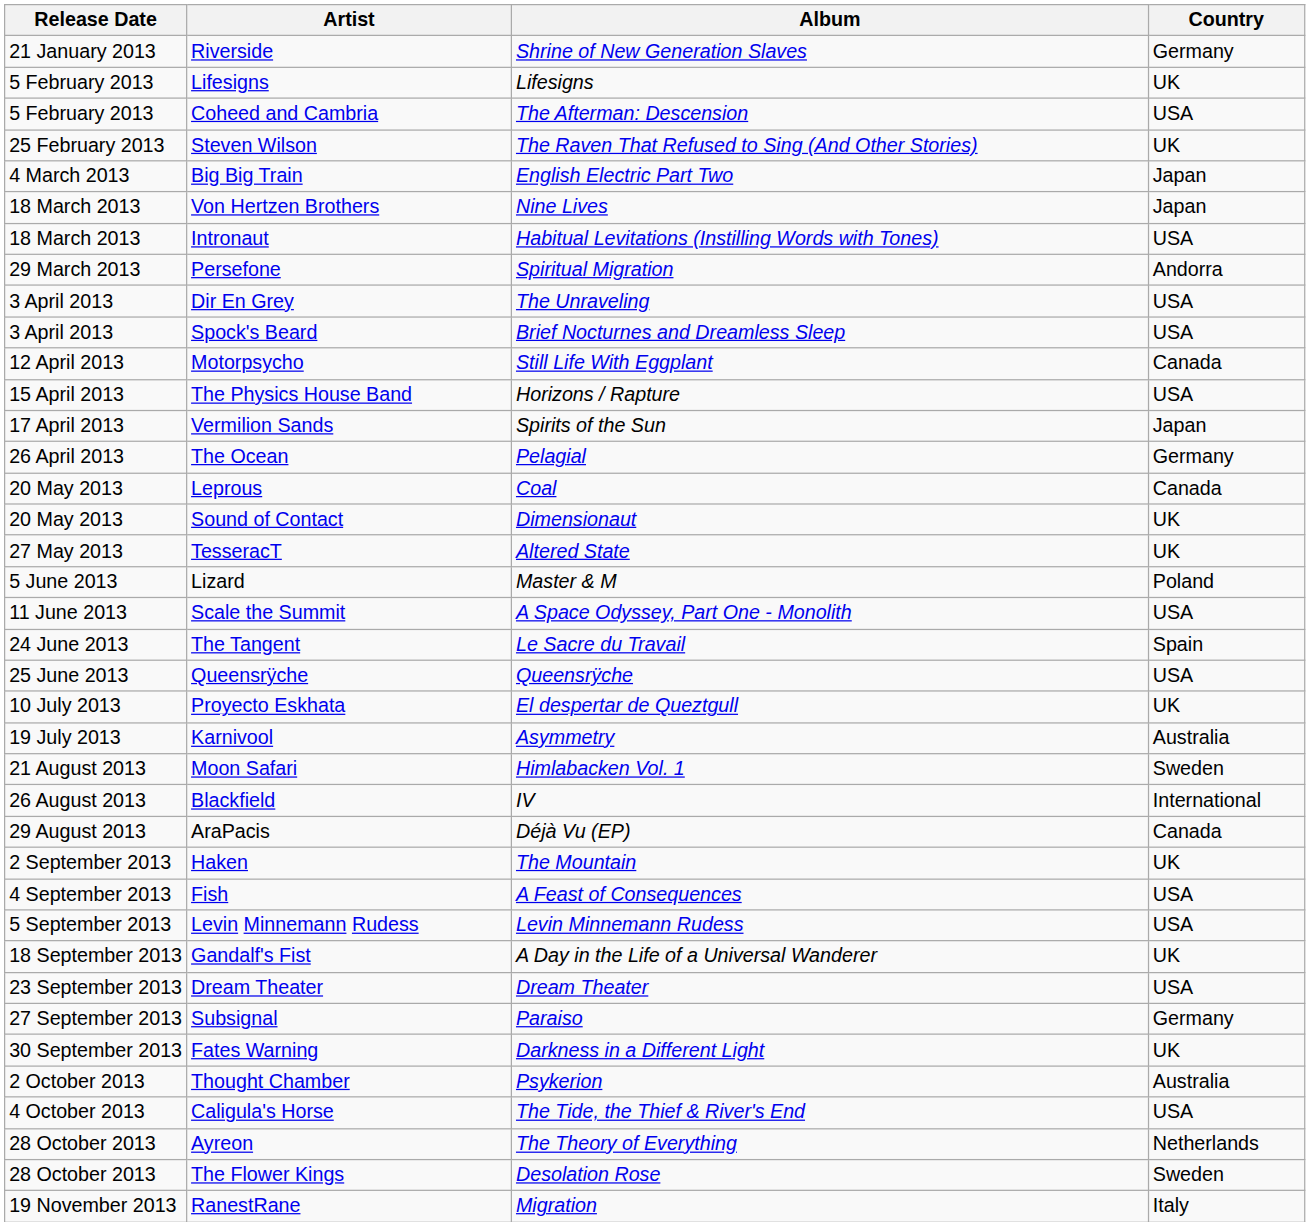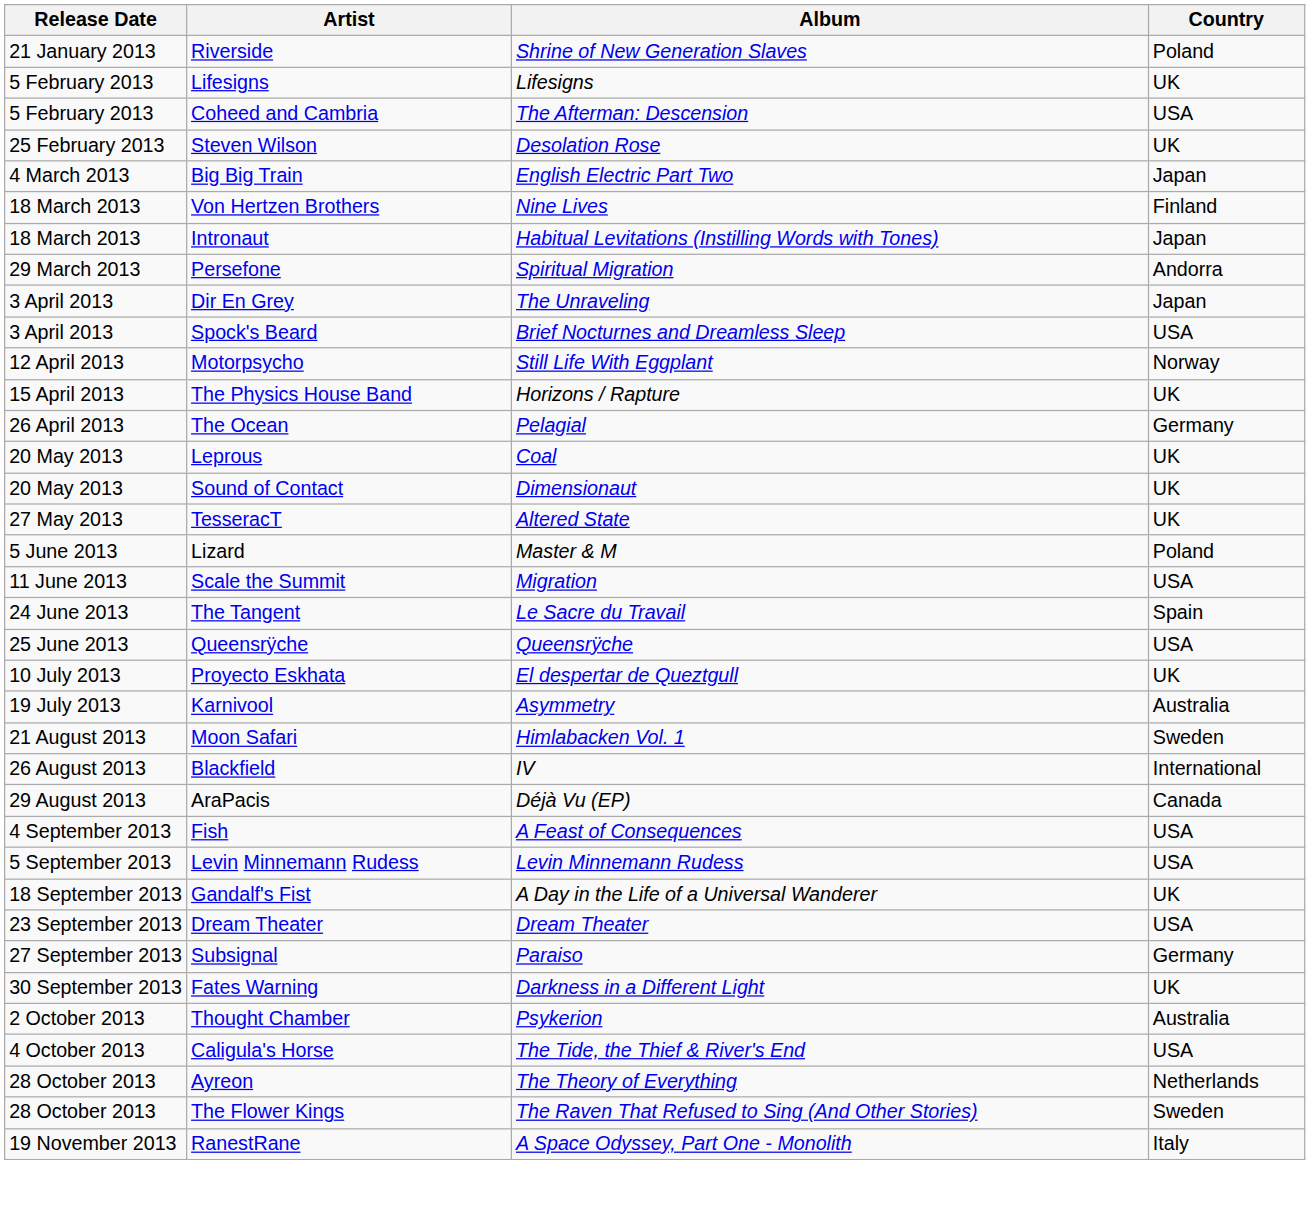(1193, 51) Germany -> (1183, 51) Poland
(747, 144) The Raven That Refused to Sing (And Other Stories) -> (588, 144) Desolation Rose
(1180, 207) Japan -> (1185, 207) Finland
(1173, 238) USA -> (1180, 238) Japan
(1173, 301) USA -> (1180, 301) Japan
(1187, 363) Canada -> (1186, 363) Norway
(1173, 394) USA -> (1166, 394) UK
- row: (262, 425)
(1187, 488) Canada -> (1166, 457) UK
(684, 613) A Space Odyssey, Part One - Monolith -> (556, 581) Migration
- row: (220, 862)
(588, 1174) Desolation Rose -> (747, 1112) The Raven That Refused to Sing (And Other Stories)
(556, 1206) Migration -> (684, 1143) A Space Odyssey, Part One - Monolith
